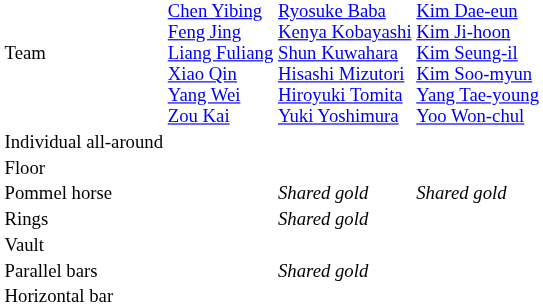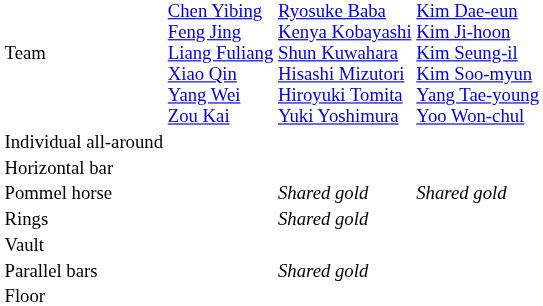rows swapped: (25, 167) <-> (59, 296)
